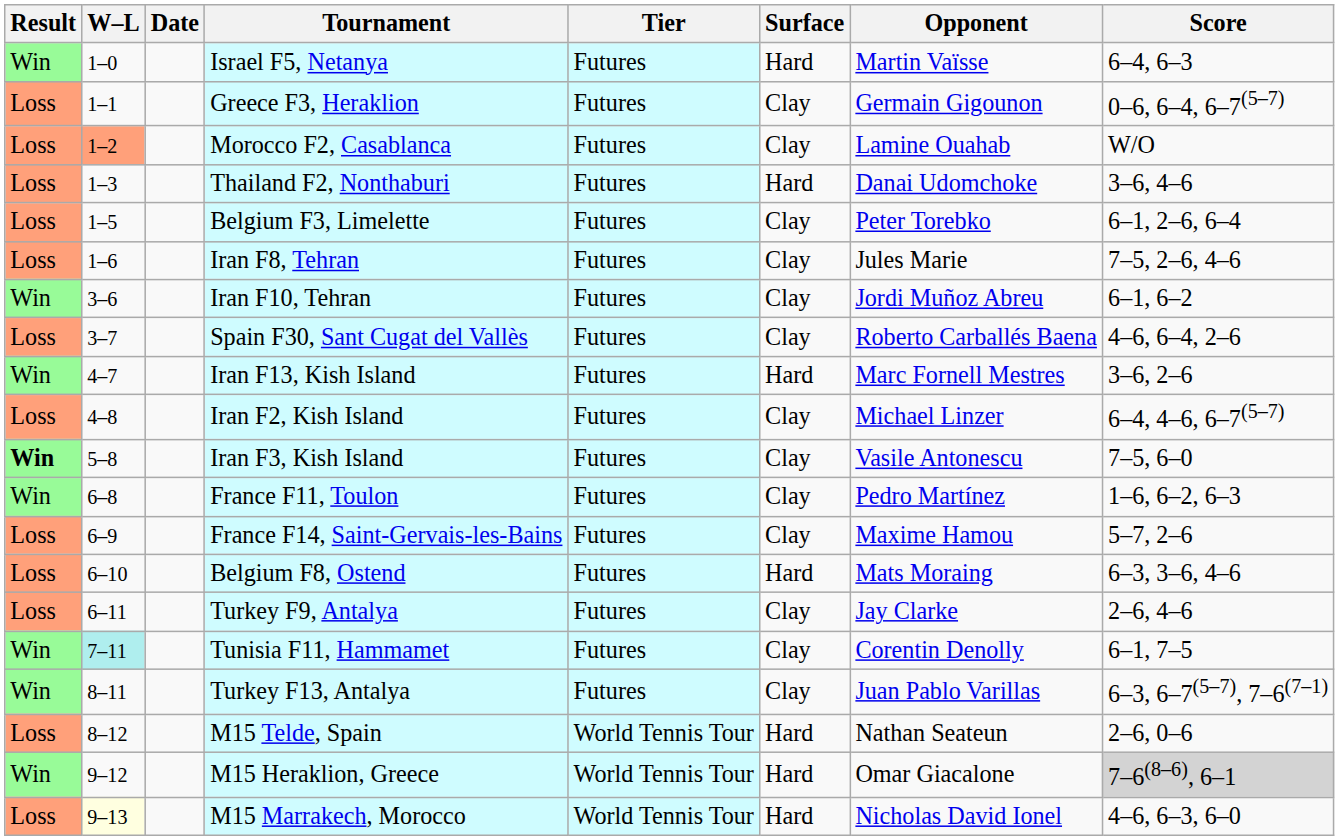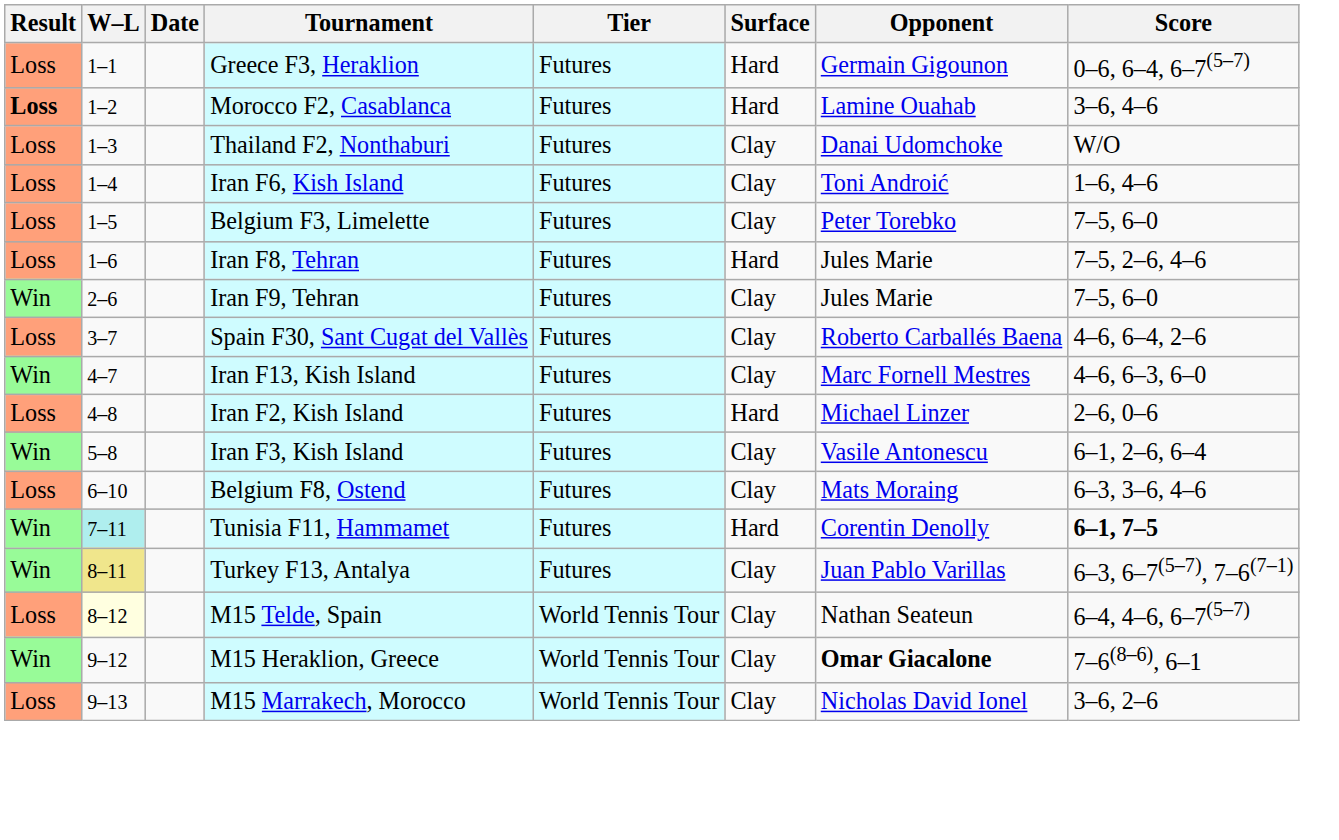- row: (299, 61)
(788, 103) Clay -> (755, 65) Hard
(33, 145) normal -> (34, 106) bold
(102, 146) lightsalmon background -> (102, 108) no background
(788, 145) Clay -> (755, 106) Hard
(1132, 145) W/O -> (1116, 106) 3–6, 4–6
(789, 183) Hard -> (753, 145) Clay
(1150, 183) 3–6, 4–6 -> (1097, 145) W/O
+ row: (307, 183)
(1174, 221) 6–1, 2–6, 6–4 -> (1116, 221) 7–5, 6–0
(788, 260) Clay -> (755, 260) Hard
+ row: (285, 298)
- row: (291, 298)
(789, 375) Hard -> (753, 375) Clay
(1150, 375) 3–6, 2–6 -> (1140, 375) 4–6, 6–3, 6–0
(788, 416) Clay -> (755, 413) Hard
(1196, 416) 6–4, 4–6, 6–7(5–7) -> (1116, 413) 2–6, 0–6
(32, 458) bold -> (31, 451) normal
(1150, 458) 7–5, 6–0 -> (1140, 451) 6–1, 2–6, 6–4
- row: (304, 496)
- row: (386, 534)
(789, 573) Hard -> (753, 489) Clay
- row: (304, 611)
(788, 649) Clay -> (755, 528) Hard
(1150, 649) normal -> (1116, 528) bold
(107, 692) no background -> (107, 571) khaki background
(107, 734) no background -> (107, 616) lightyellow background
(789, 732) Hard -> (753, 614) Clay
(1150, 732) 2–6, 0–6 -> (1162, 614) 6–4, 4–6, 6–7(5–7)
(789, 774) Hard -> (753, 659) Clay
(935, 774) normal -> (906, 659) bold
(1172, 774) lightgrey background -> (1138, 659) no background
(107, 817) lightyellow background -> (107, 702) no background
(789, 816) Hard -> (753, 701) Clay
(1174, 816) 4–6, 6–3, 6–0 -> (1116, 701) 3–6, 2–6
